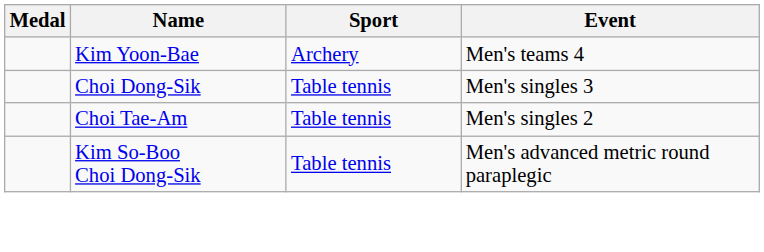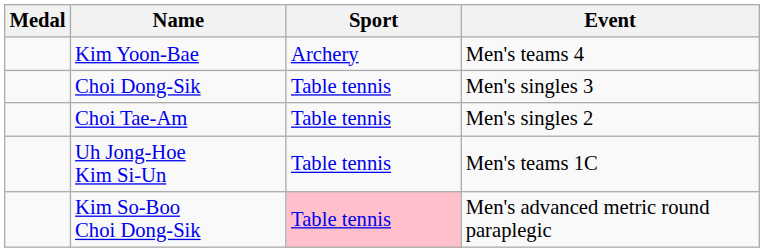+ row: (130, 163)
(341, 163) no background -> (341, 219) pink background
